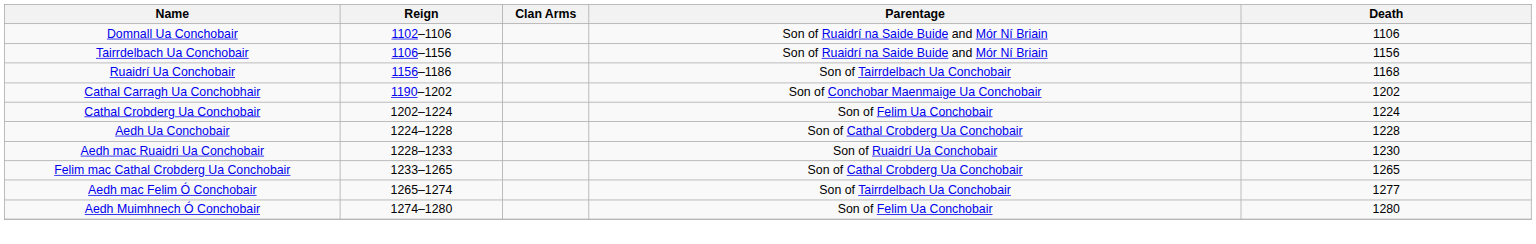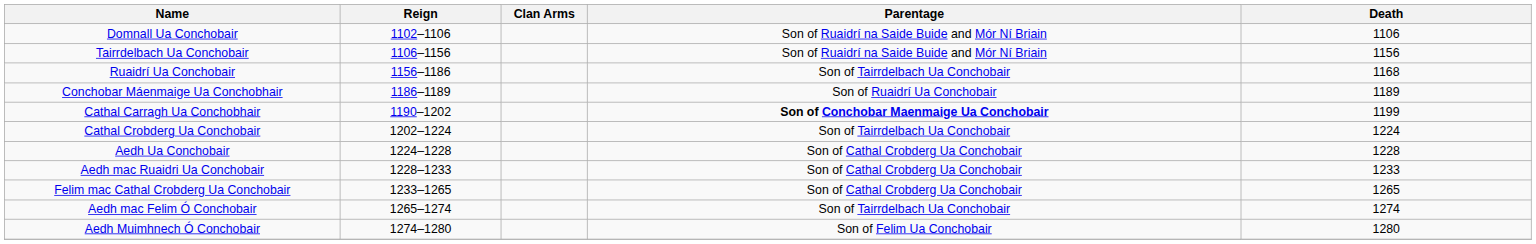+ row: (172, 92)
(915, 92) normal -> (914, 111) bold
(1386, 92) 1202 -> (1386, 111) 1199
(915, 111) Son of Felim Ua Conchobair -> (914, 131) Son of Tairrdelbach Ua Conchobair
(915, 151) Son of Ruaidrí Ua Conchobair -> (914, 170) Son of Cathal Crobderg Ua Conchobair
(1386, 151) 1230 -> (1386, 170) 1233
(1386, 190) 1277 -> (1386, 209) 1274
